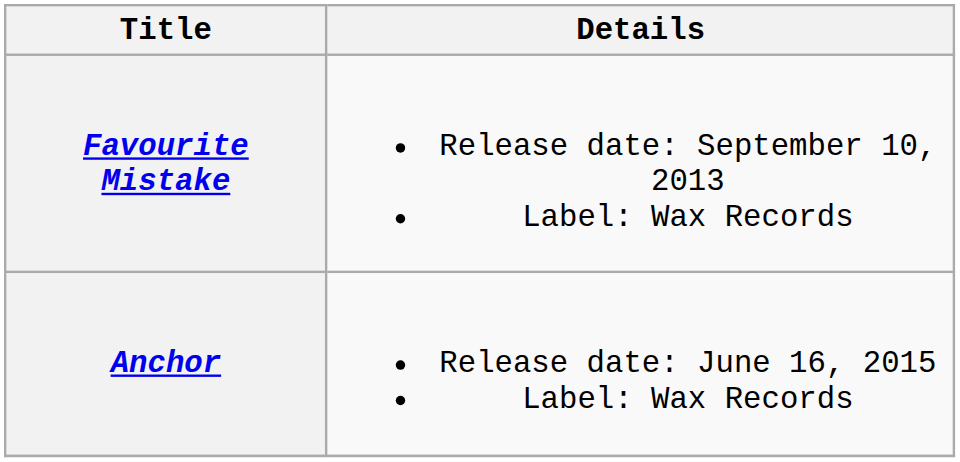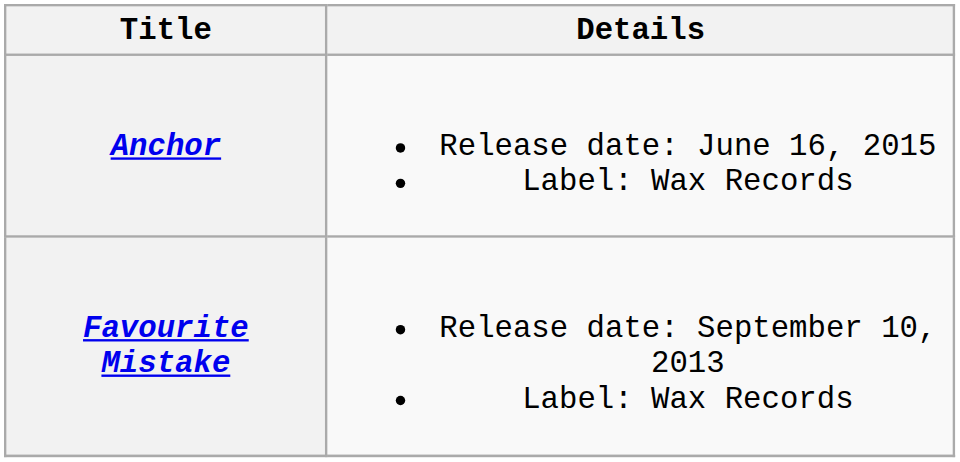rows swapped: (166, 164) <-> (166, 364)
